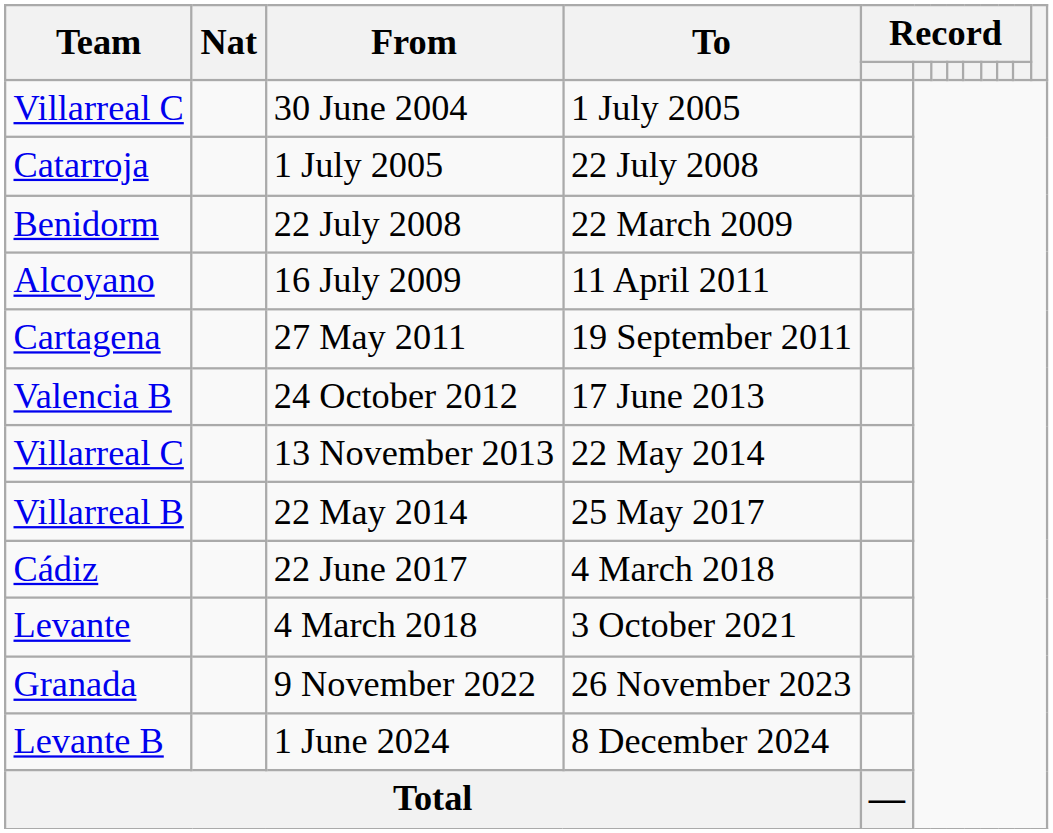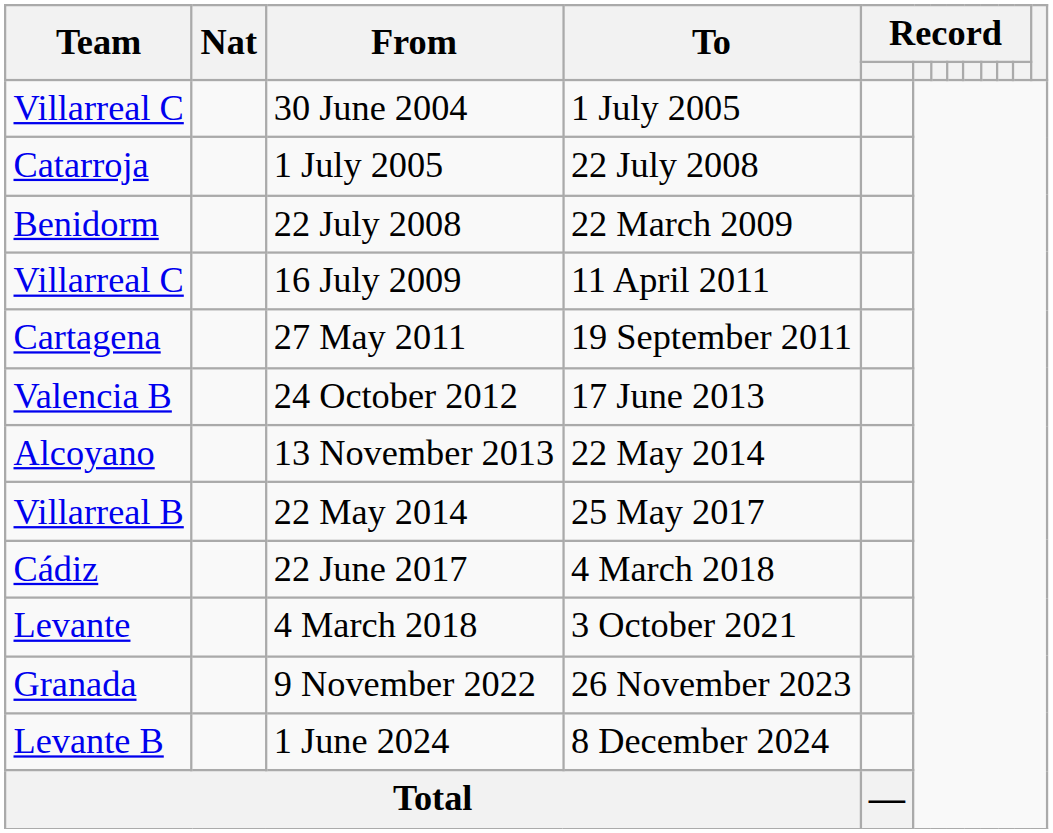(84, 280) Alcoyano -> (99, 280) Villarreal C
(99, 453) Villarreal C -> (84, 453) Alcoyano
